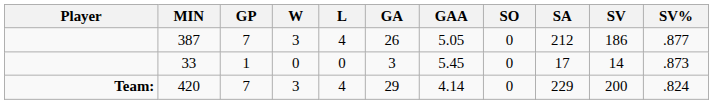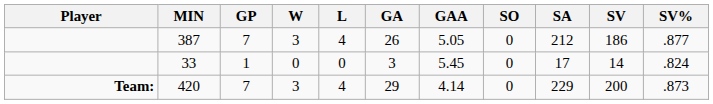(676, 63) .873 -> (676, 63) .824
(676, 87) .824 -> (676, 87) .873
